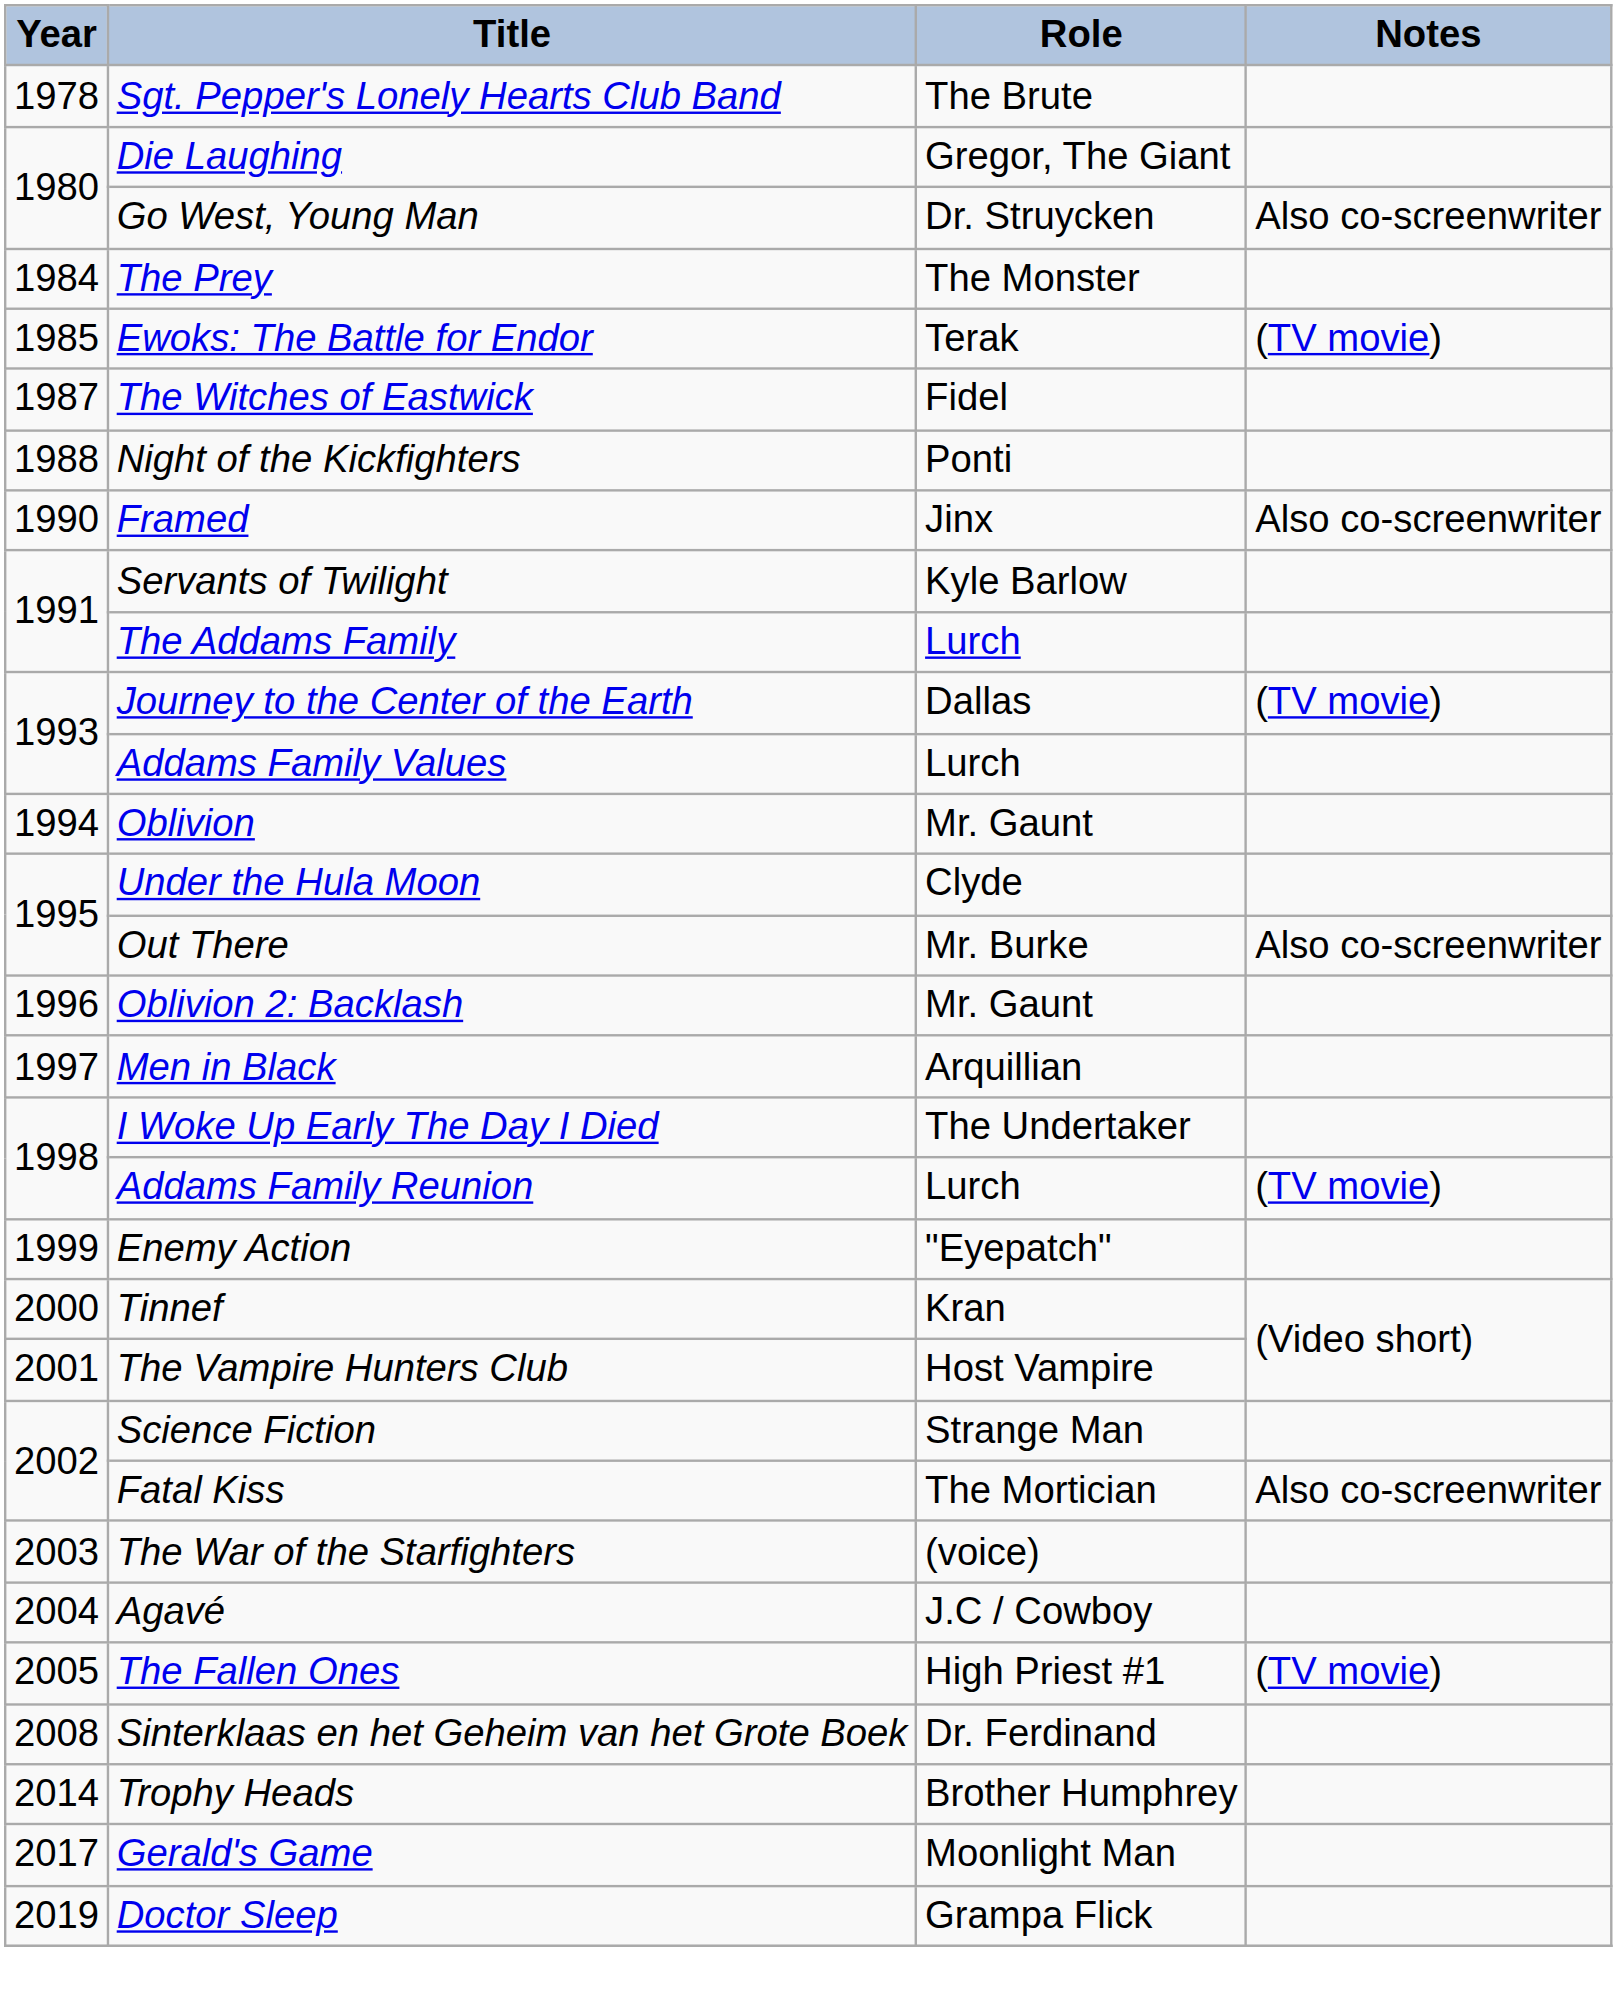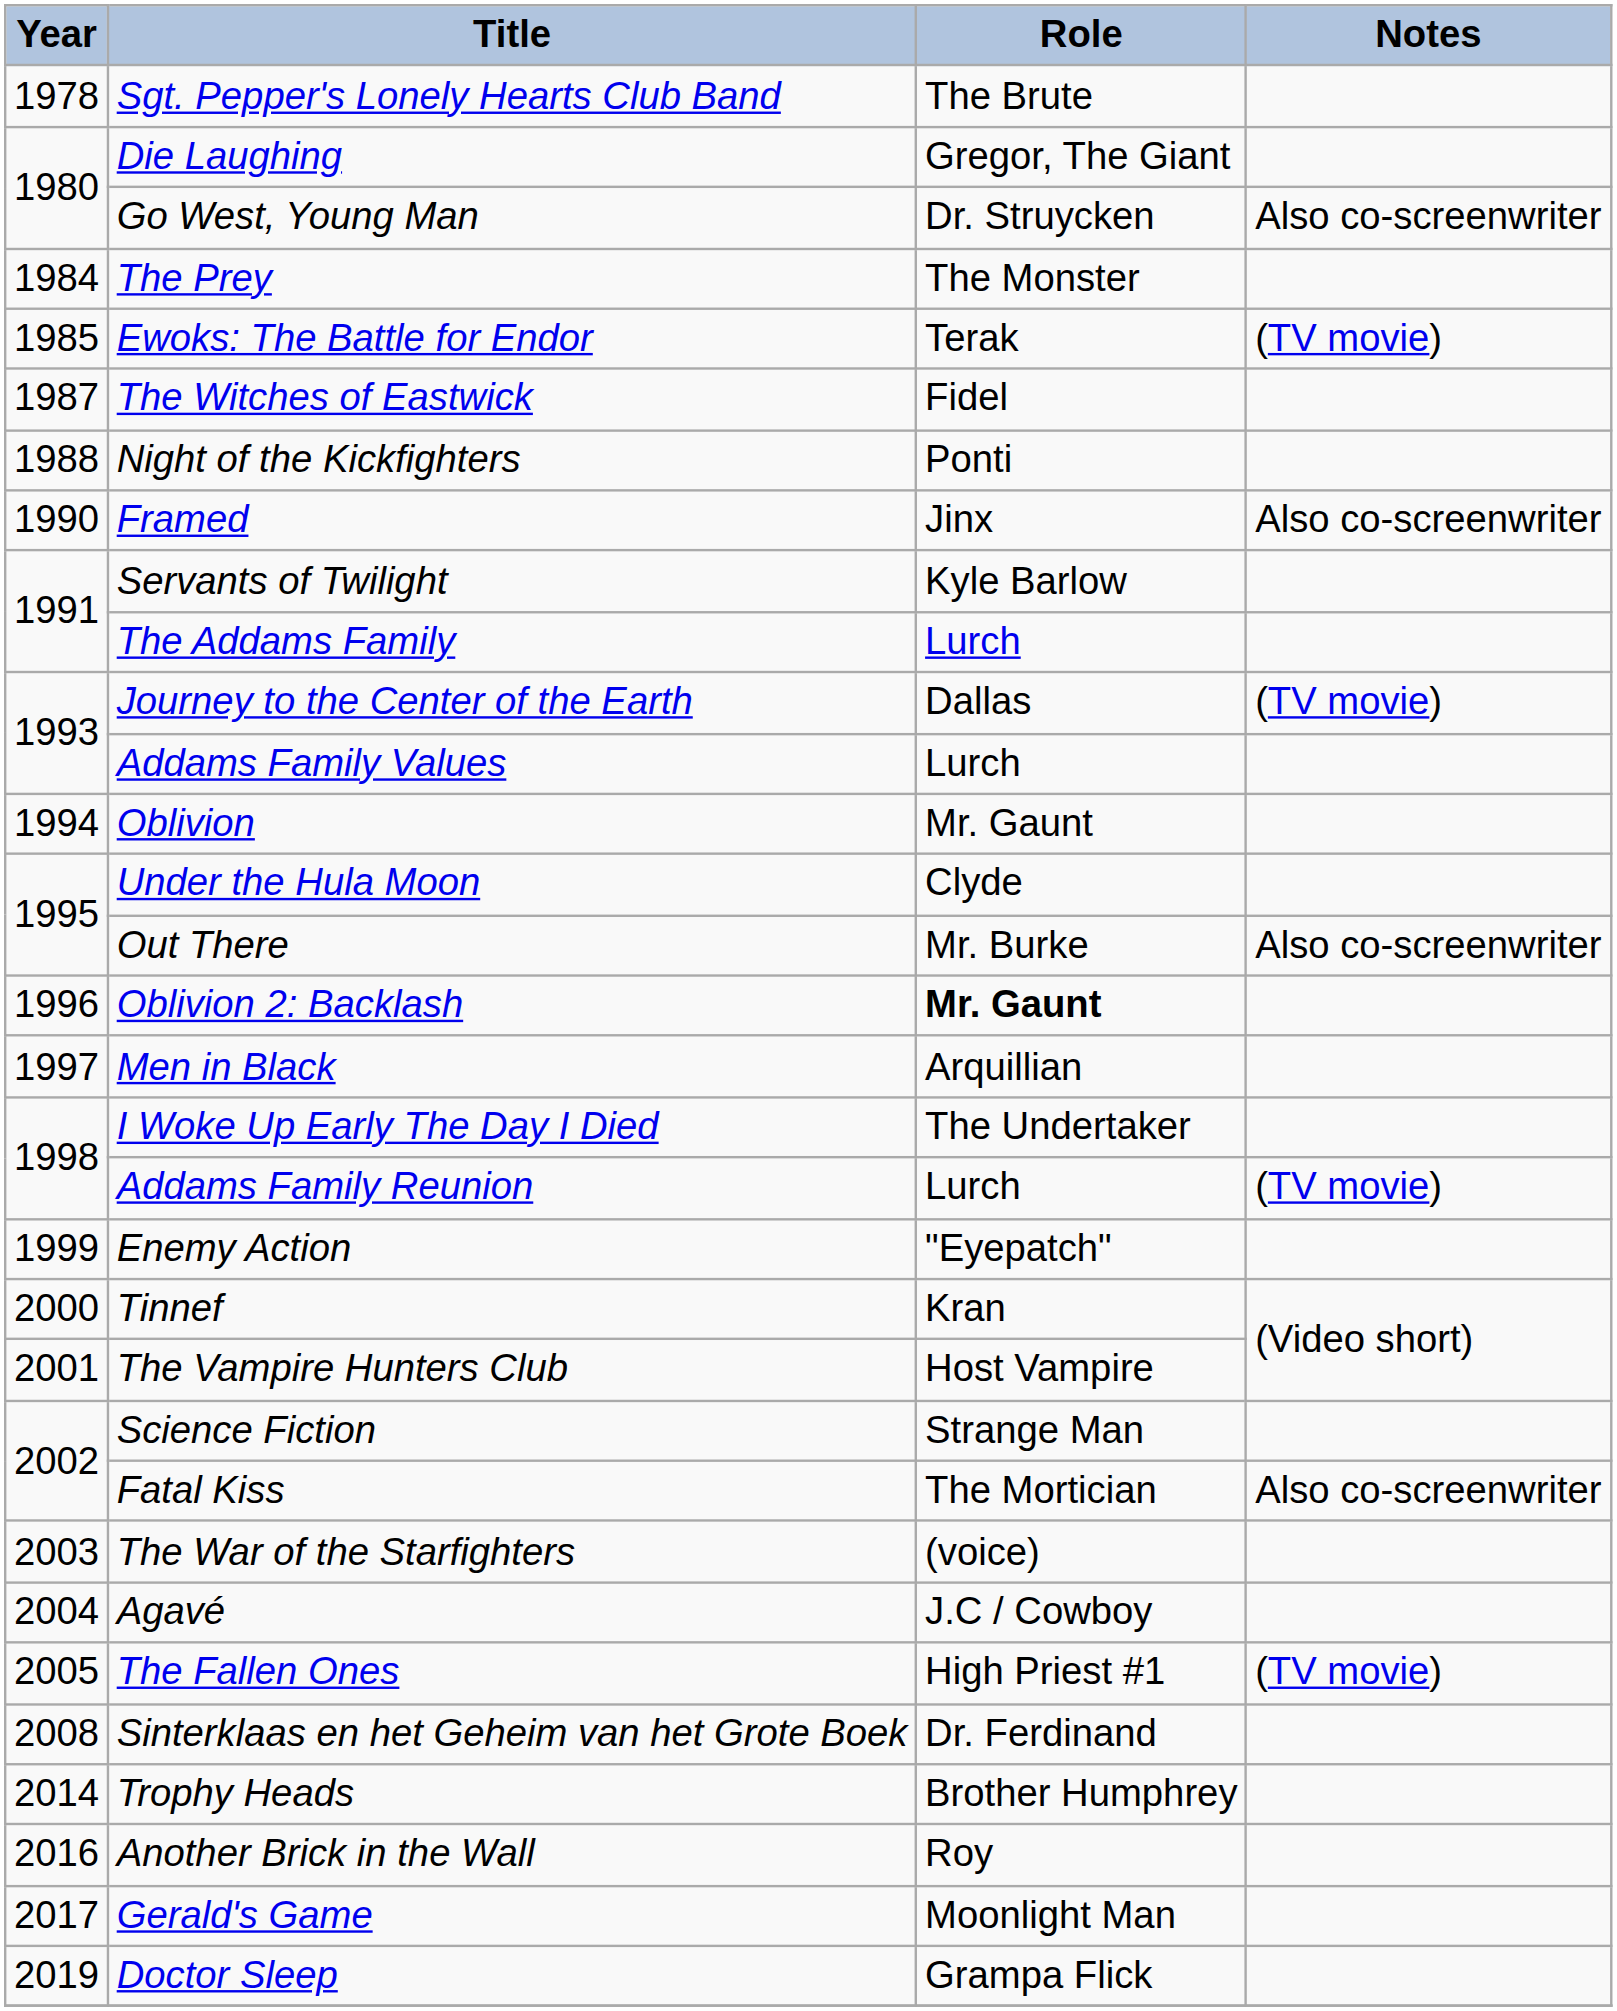(1009, 1005) normal -> (1013, 1005) bold
+ row: (326, 1854)
